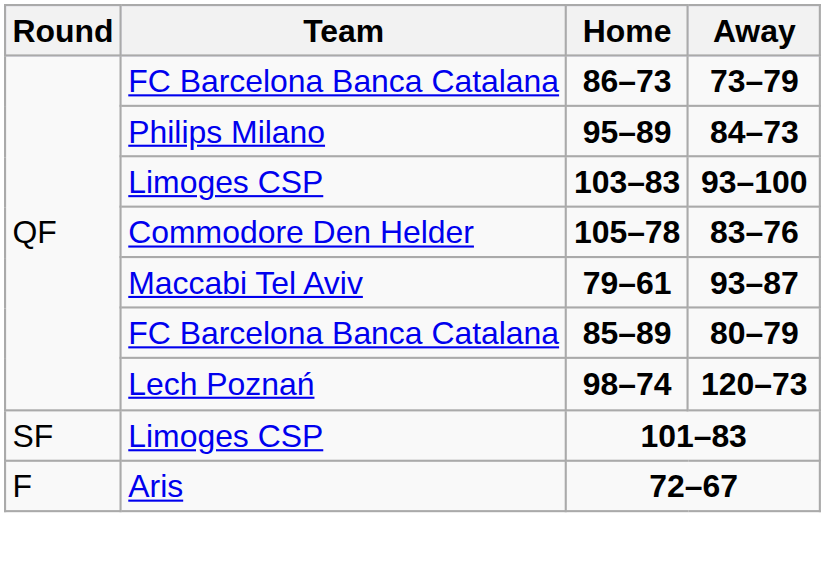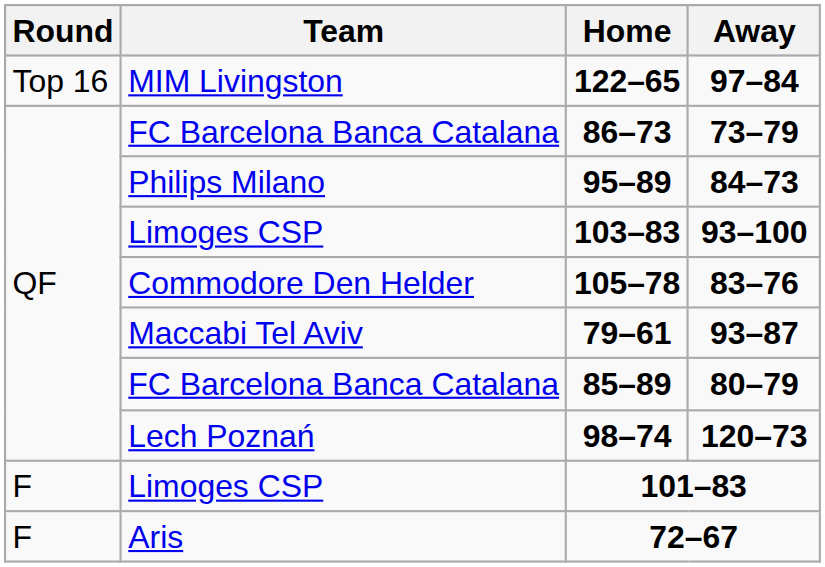+ row: (627, 81)
(33, 435) SF -> (22, 485) F
